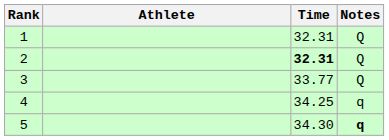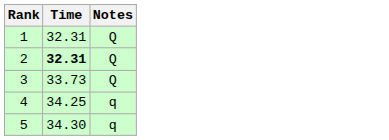- column: (167, 15)
(314, 81) 33.77 -> (66, 81) 33.73
(360, 125) bold -> (113, 125) normal
